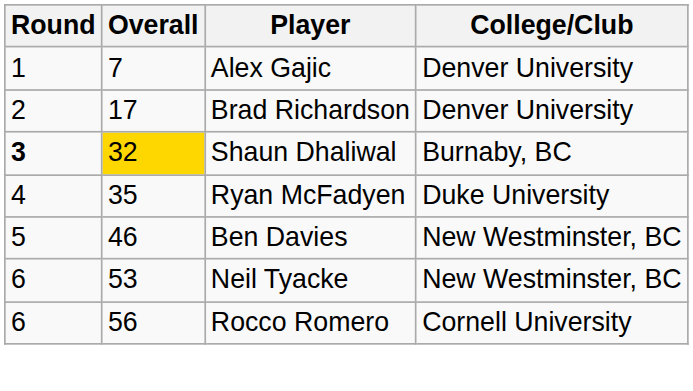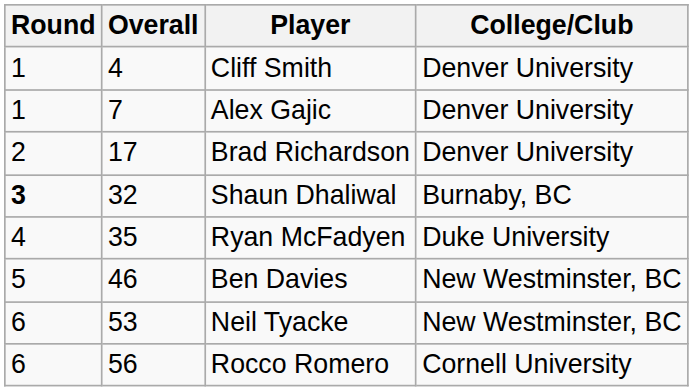+ row: (271, 68)
(123, 152) gold background -> (123, 195) no background
